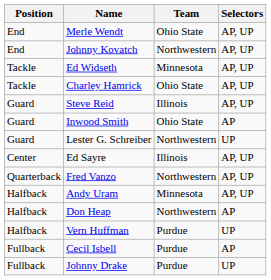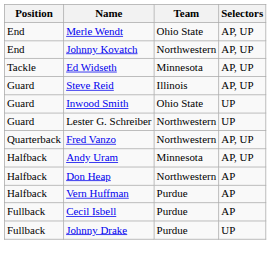- row: (104, 86)
(228, 122) AP -> (228, 104) UP
- row: (86, 158)
(228, 230) UP -> (228, 194) AP
